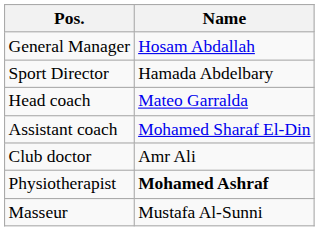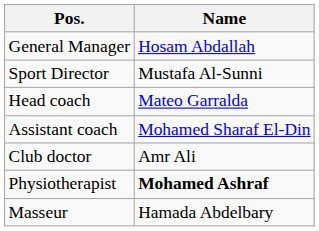(206, 73) Hamada Abdelbary -> (200, 73) Mustafa Al-Sunni
(200, 211) Mustafa Al-Sunni -> (206, 211) Hamada Abdelbary
